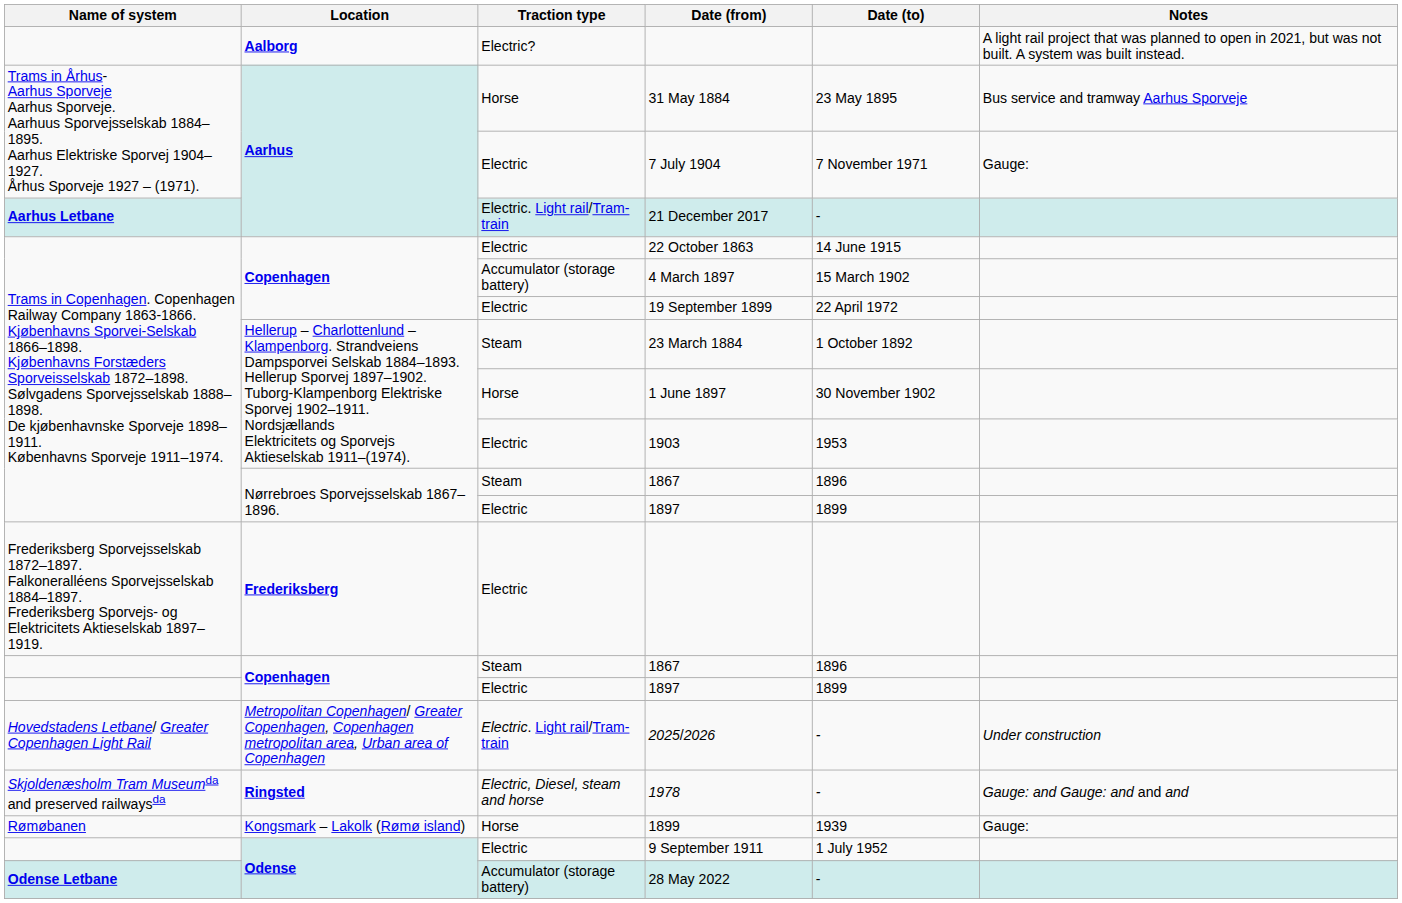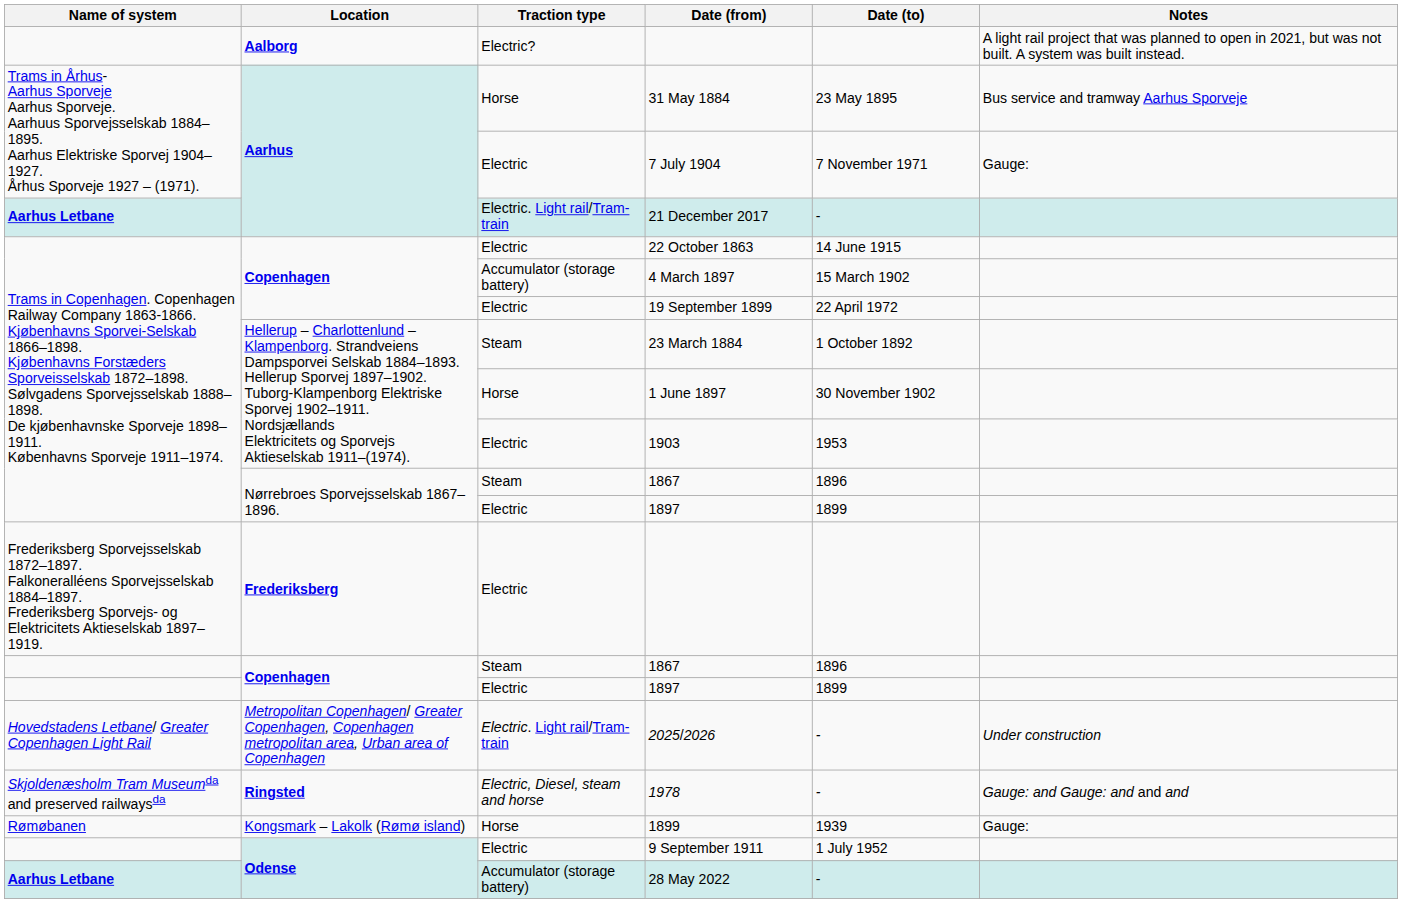(62, 879) Odense Letbane -> (61, 879) Aarhus Letbane
